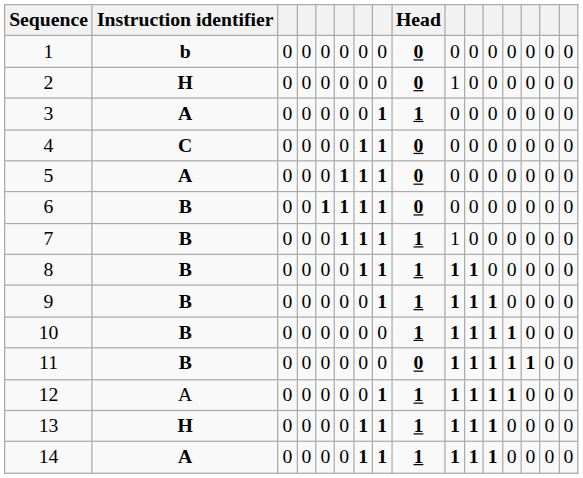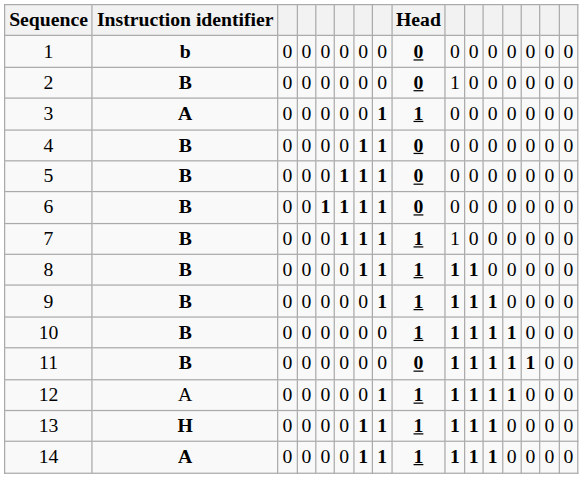(185, 82) H -> (185, 82) B
(185, 144) C -> (185, 144) B
(185, 176) A -> (185, 176) B
